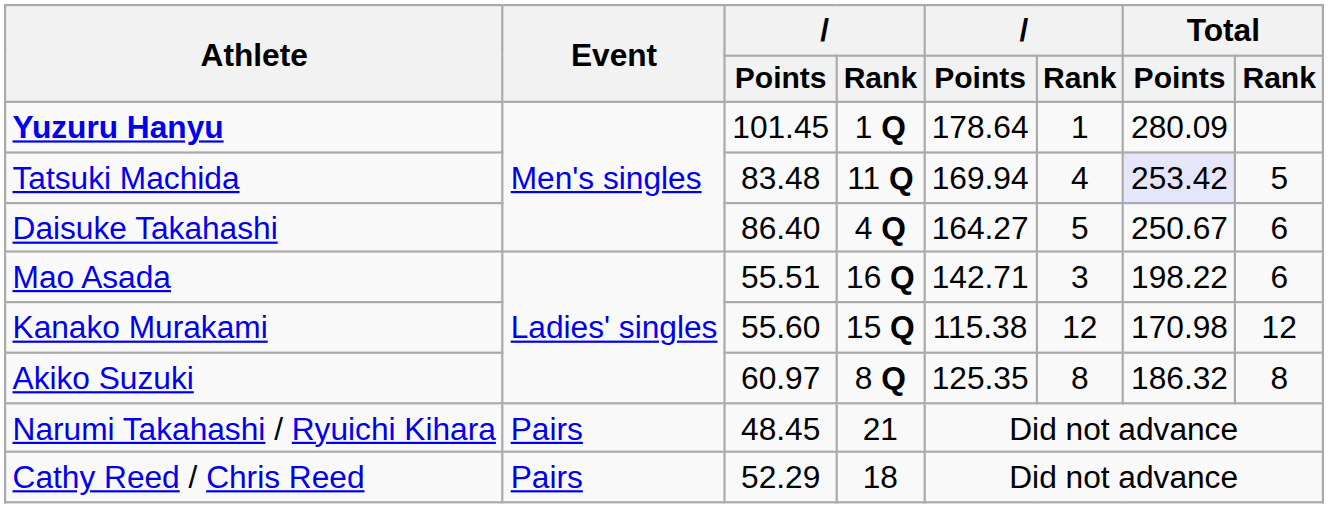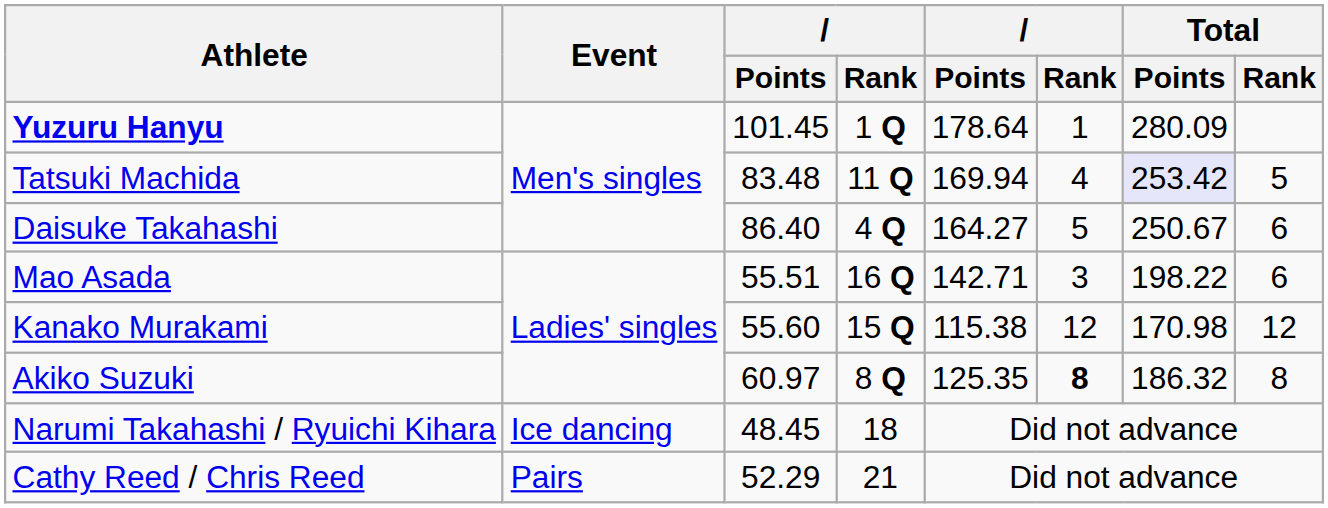(1080, 378) normal -> (1080, 378) bold
(547, 428) Pairs -> (592, 428) Ice dancing
(880, 428) 21 -> (880, 428) 18
(880, 478) 18 -> (880, 478) 21
